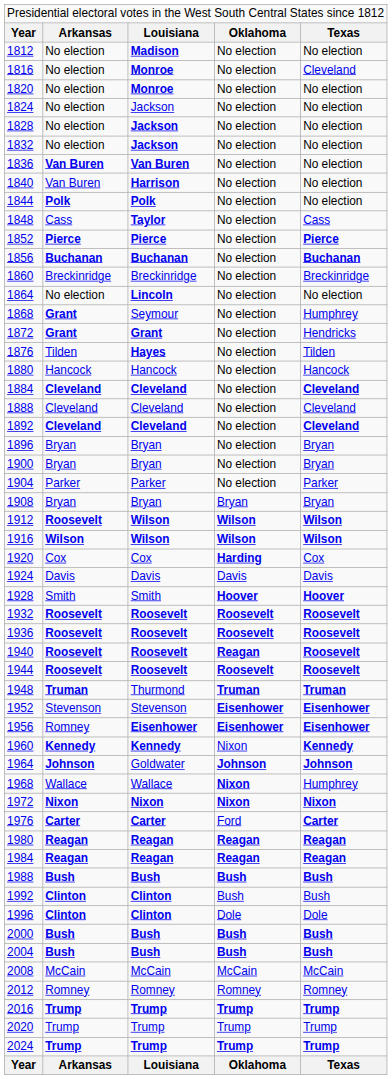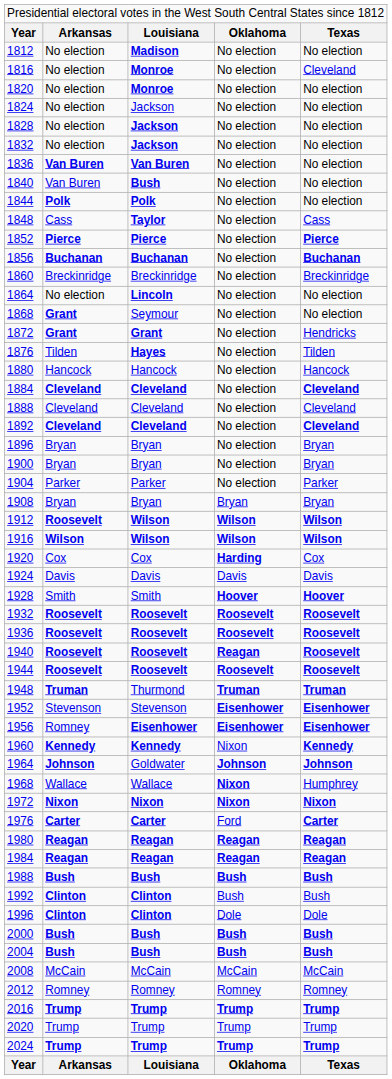(155, 182) Harrison -> (146, 182) Bush
(331, 314) Humphrey -> (333, 314) No election
